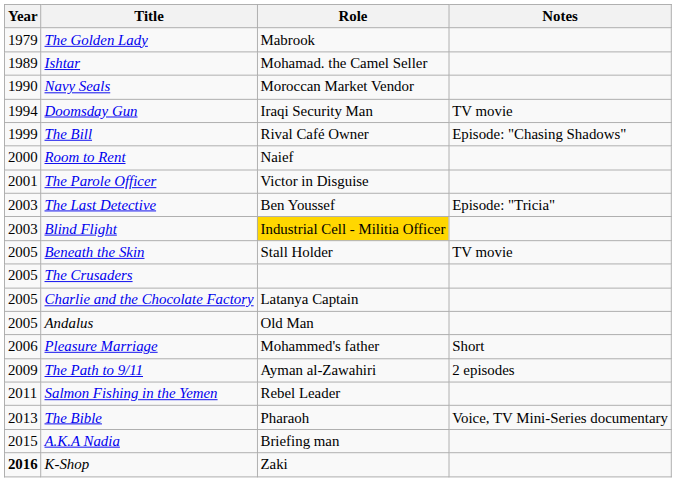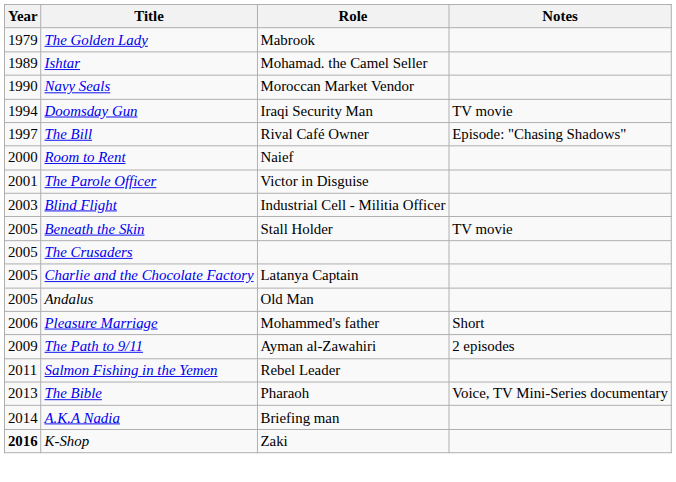(23, 134) 1999 -> (23, 134) 1997
- row: (100, 205)
(353, 228) gold background -> (353, 205) no background
(23, 441) 2015 -> (23, 417) 2014
